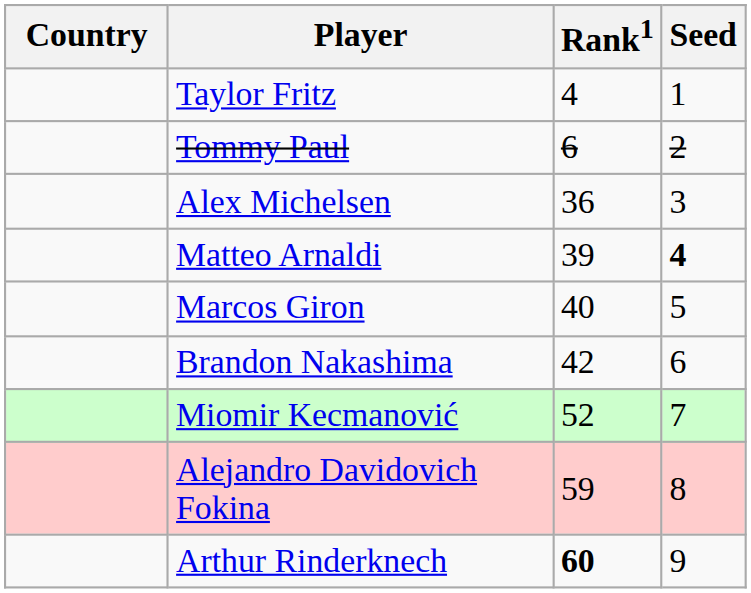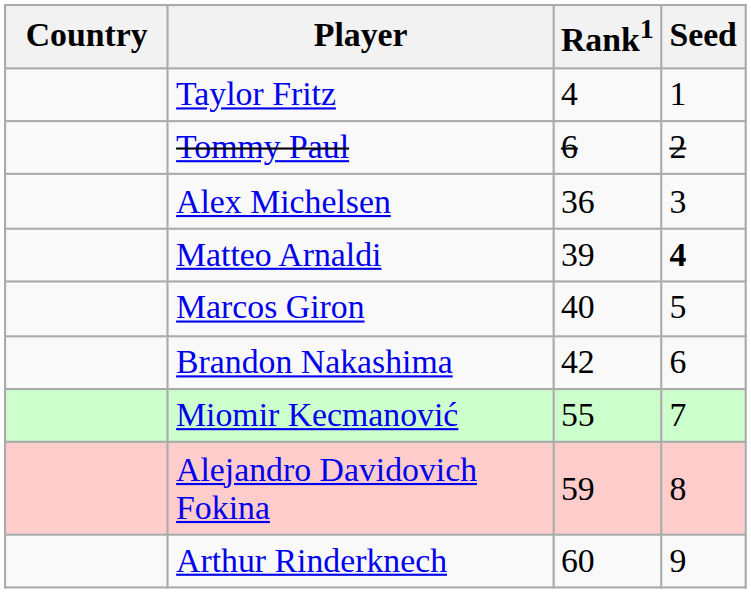(578, 415) 52 -> (578, 415) 55
(578, 560) bold -> (578, 560) normal
